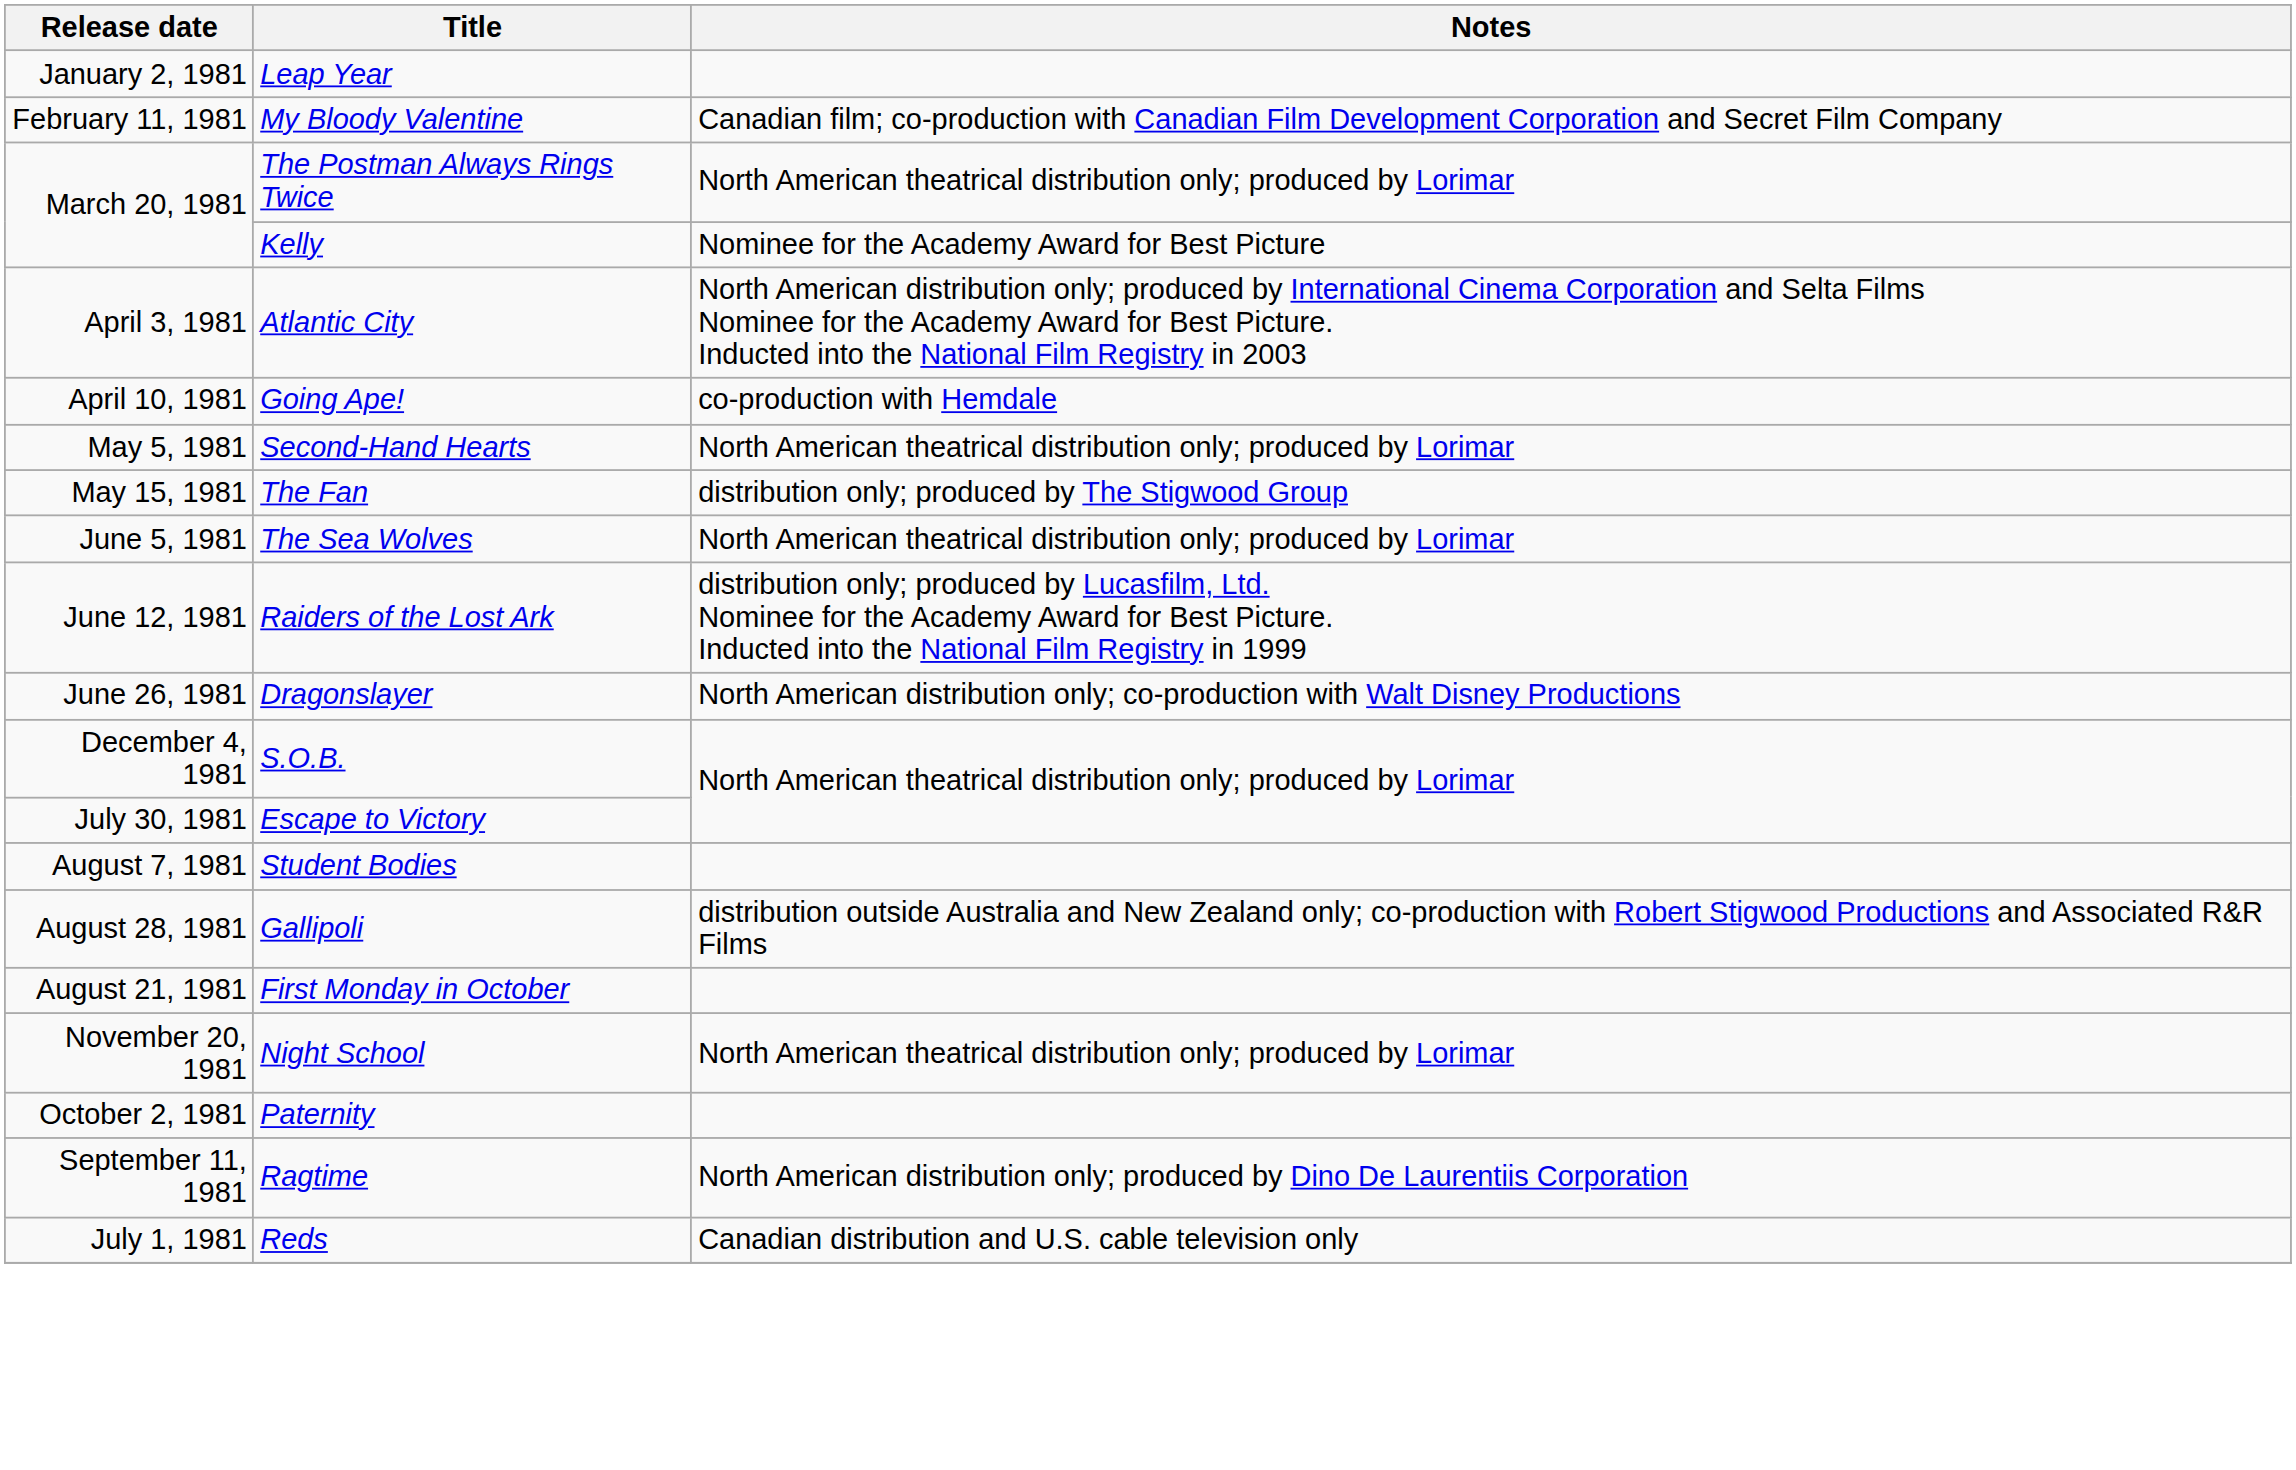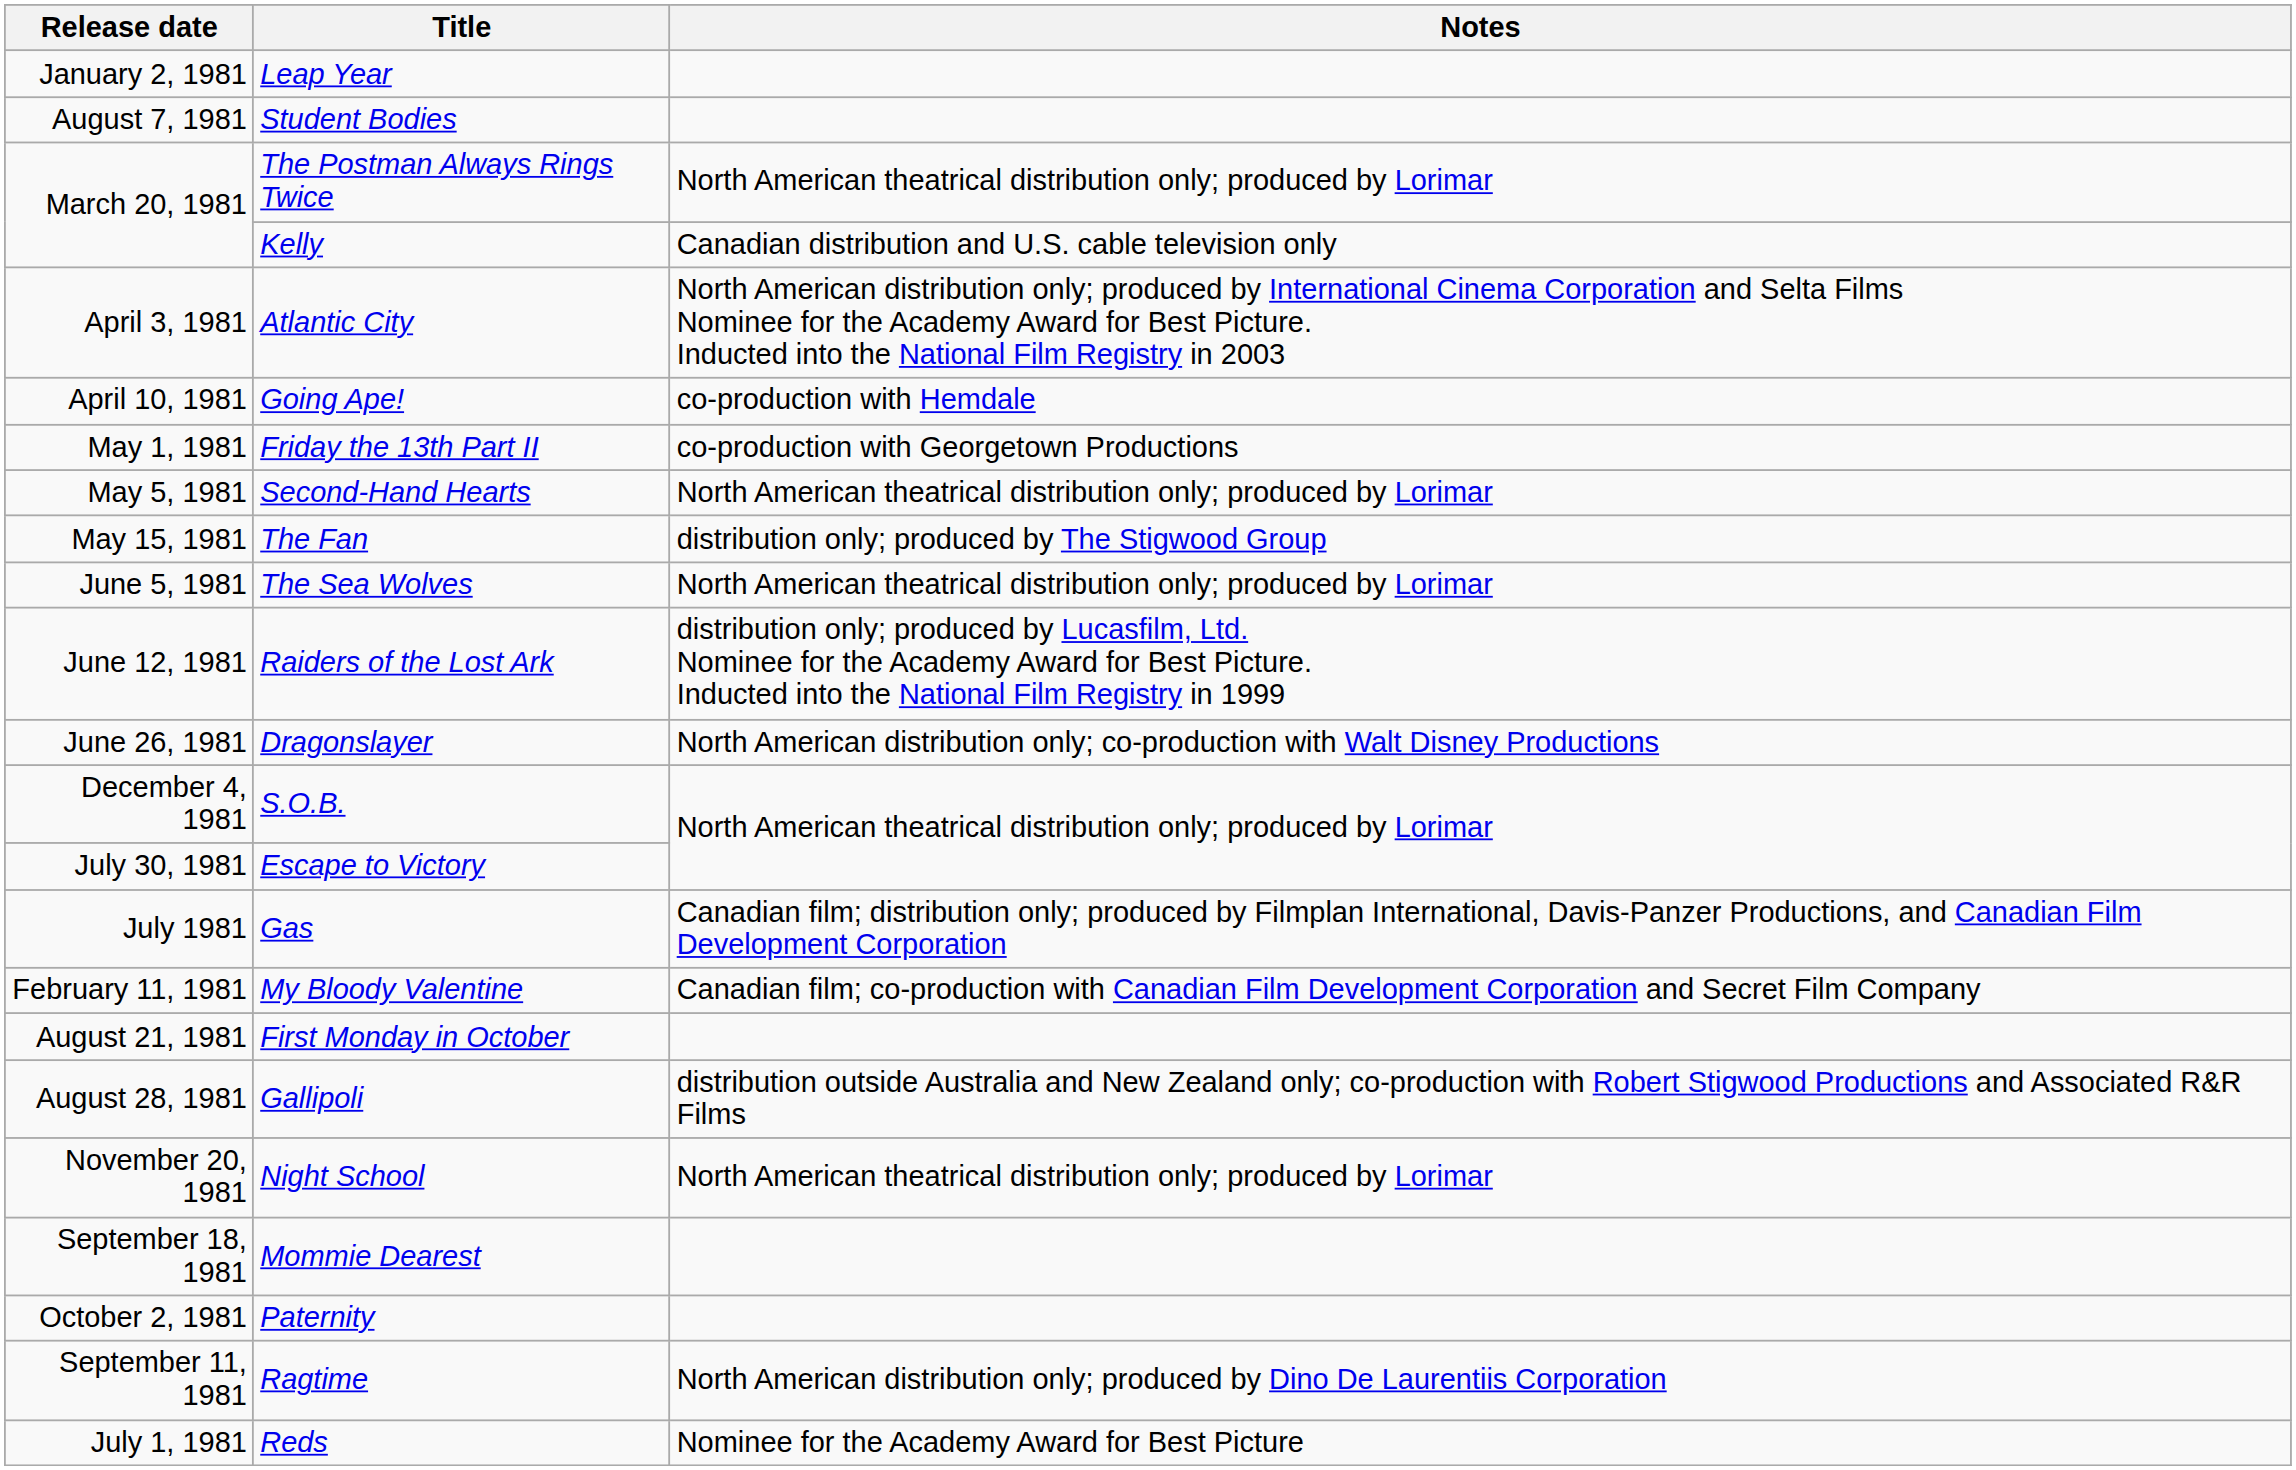rows swapped: (392, 119) <-> (358, 865)
(1012, 243) Nominee for the Academy Award for Best Picture -> (1007, 243) Canadian distribution and U.S. cable television only
+ row: (399, 446)
+ row: (287, 928)
rows swapped: (415, 990) <-> (312, 928)
+ row: (370, 1255)
(1028, 1239) Canadian distribution and U.S. cable television only -> (990, 1442) Nominee for the Academy Award for Best Picture
